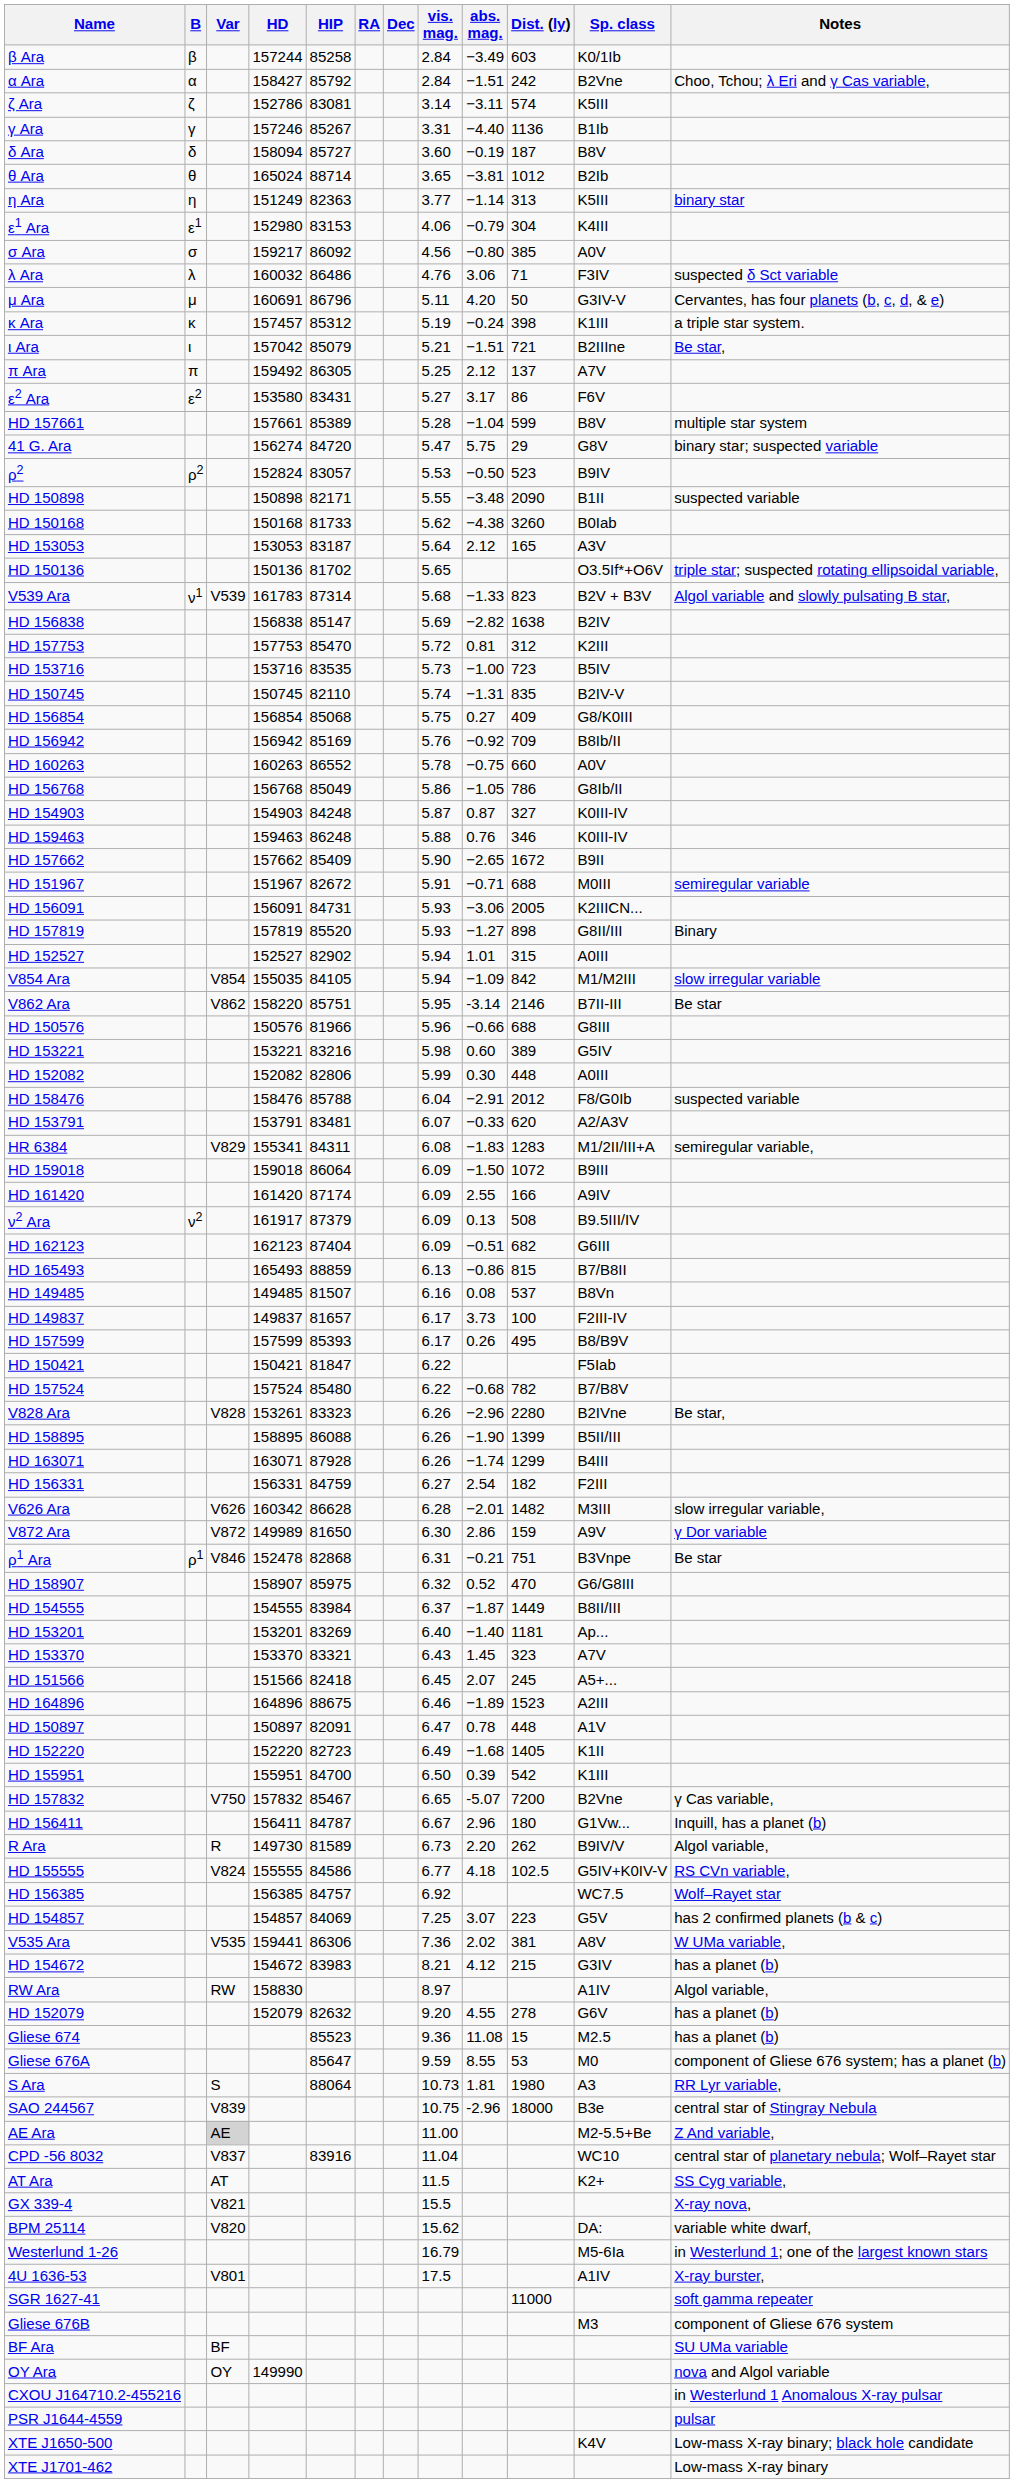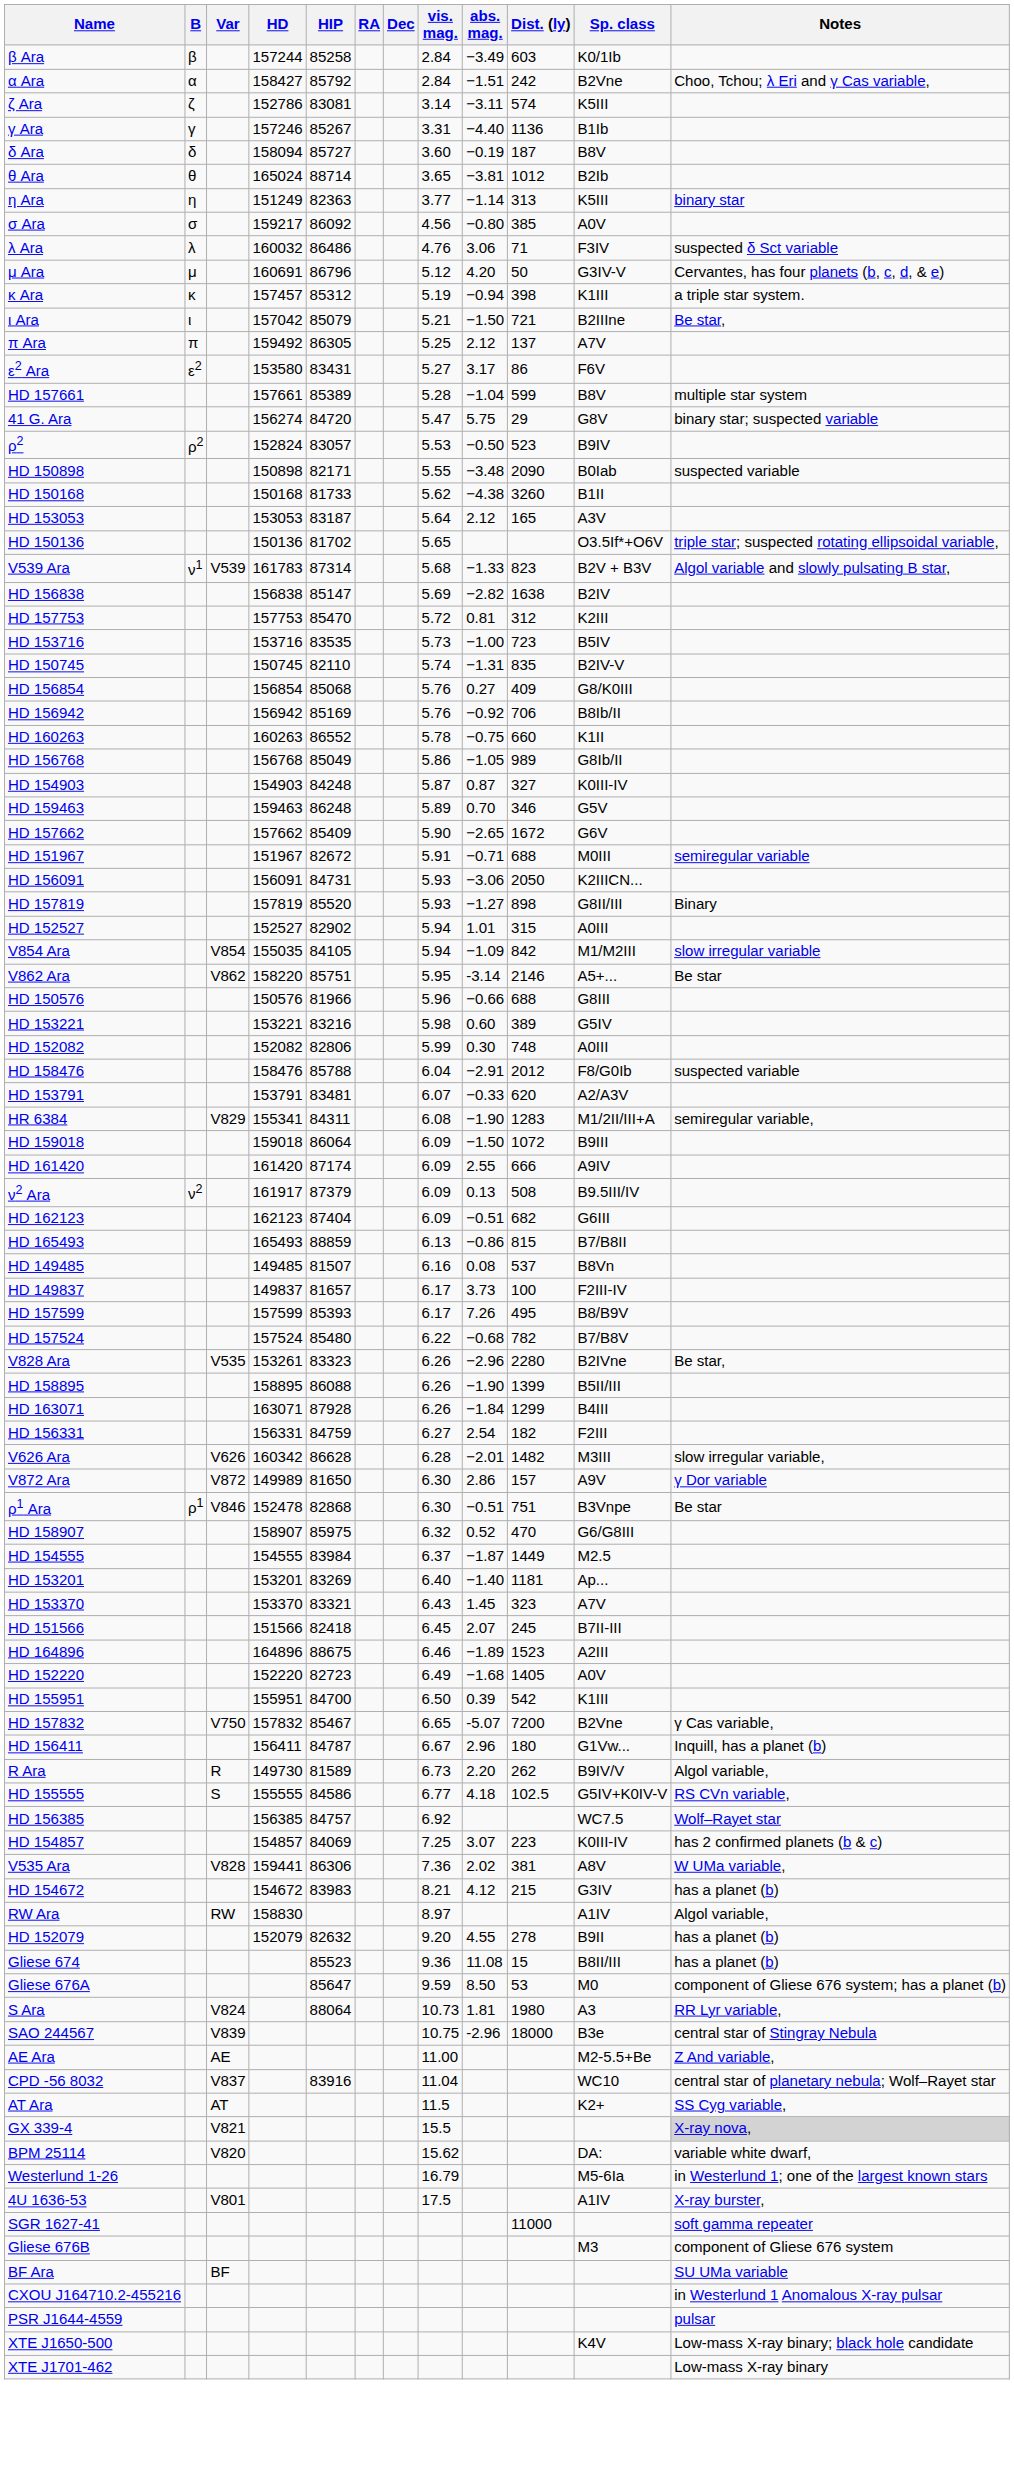- row: (29, 226)
(436, 299) 5.11 -> (436, 271) 5.12
(485, 323) −0.24 -> (485, 295) −0.94
(485, 347) −1.51 -> (485, 319) −1.50
(591, 498) B1II -> (597, 470) B0Iab
(597, 522) B0Iab -> (591, 494) B1II
(436, 717) 5.75 -> (436, 689) 5.76
(524, 741) 709 -> (524, 713) 706
(592, 765) A0V -> (591, 737) K1II
(524, 789) 786 -> (524, 761) 989
(436, 836) 5.88 -> (436, 808) 5.89
(481, 836) 0.76 -> (481, 808) 0.70
(602, 836) K0III-IV -> (592, 808) G5V
(591, 860) B9II -> (592, 832) G6V
(528, 908) 2005 -> (528, 880) 2050
(600, 1003) B7II-III -> (597, 975) A5+...
(524, 1075) 448 -> (524, 1047) 748
(485, 1146) −1.83 -> (485, 1118) −1.90
(524, 1194) 166 -> (524, 1166) 666
(481, 1341) 0.26 -> (481, 1313) 7.26
- row: (46, 1365)
(228, 1413) V828 -> (228, 1361) V535
(485, 1460) −1.74 -> (485, 1409) −1.84
(524, 1532) 159 -> (524, 1480) 157
(436, 1558) 6.31 -> (436, 1506) 6.30
(485, 1558) −0.21 -> (485, 1506) −0.51
(599, 1608) B8II/III -> (594, 1556) M2.5
(597, 1679) A5+... -> (600, 1627) B7II-III
- row: (46, 1727)
(591, 1751) K1II -> (592, 1675) A0V
(228, 1870) V824 -> (215, 1794) S
(592, 1918) G5V -> (602, 1842) K0III-IV
(228, 1942) V535 -> (228, 1866) V828
(592, 2013) G6V -> (591, 1938) B9II
(594, 2037) M2.5 -> (599, 1961) B8II/III
(481, 2061) 8.55 -> (481, 1985) 8.50
(215, 2085) S -> (228, 2009) V824
(220, 2132) lightgrey background -> (220, 2057) no background
(713, 2204) no background -> (713, 2128) lightgrey background
- row: (32, 2371)
